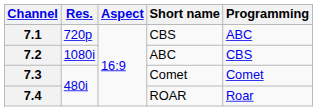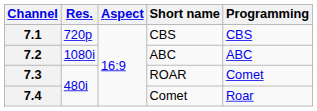(239, 34) ABC -> (239, 34) CBS
(239, 55) CBS -> (239, 55) ABC
(168, 75) Comet -> (168, 75) ROAR
(168, 95) ROAR -> (168, 95) Comet
